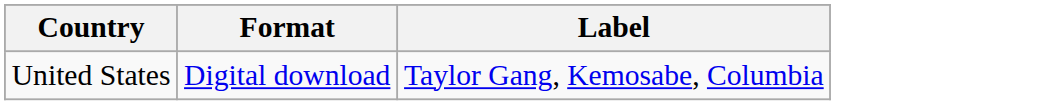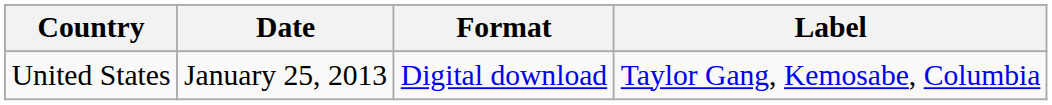+ column: (286, 27)
